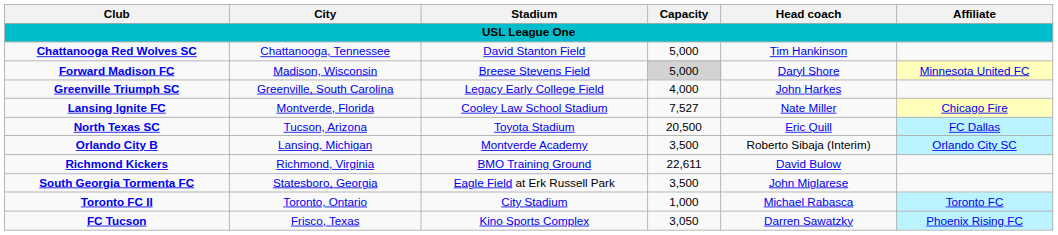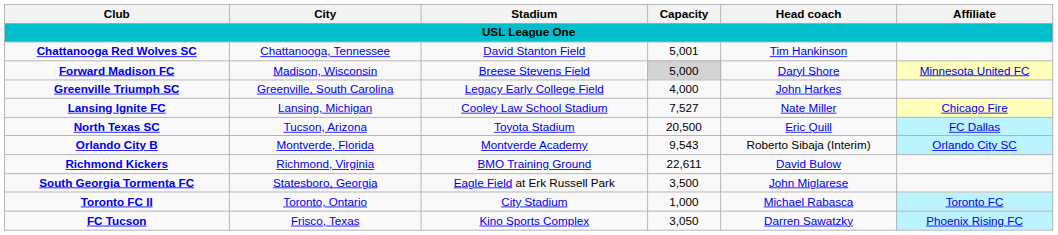(684, 51) 5,000 -> (684, 51) 5,001
(325, 108) Montverde, Florida -> (325, 108) Lansing, Michigan
(325, 145) Lansing, Michigan -> (325, 145) Montverde, Florida
(684, 145) 3,500 -> (684, 145) 9,543
